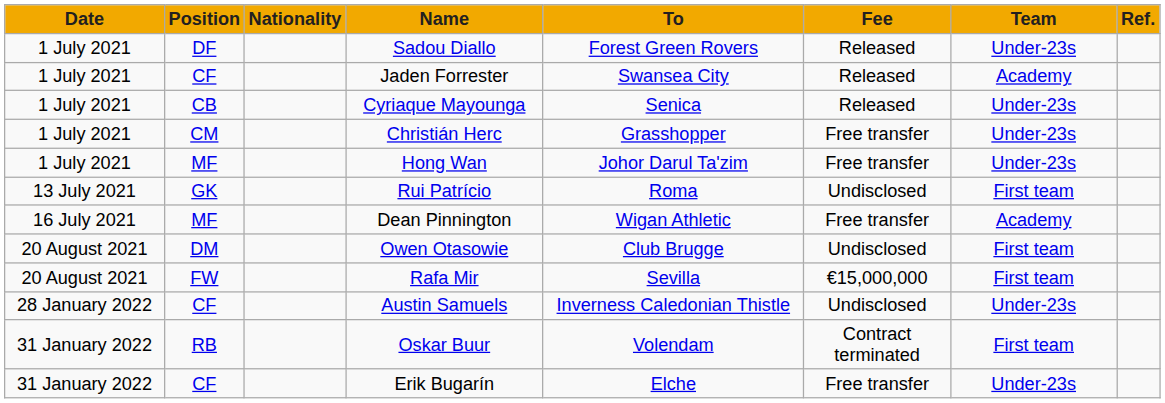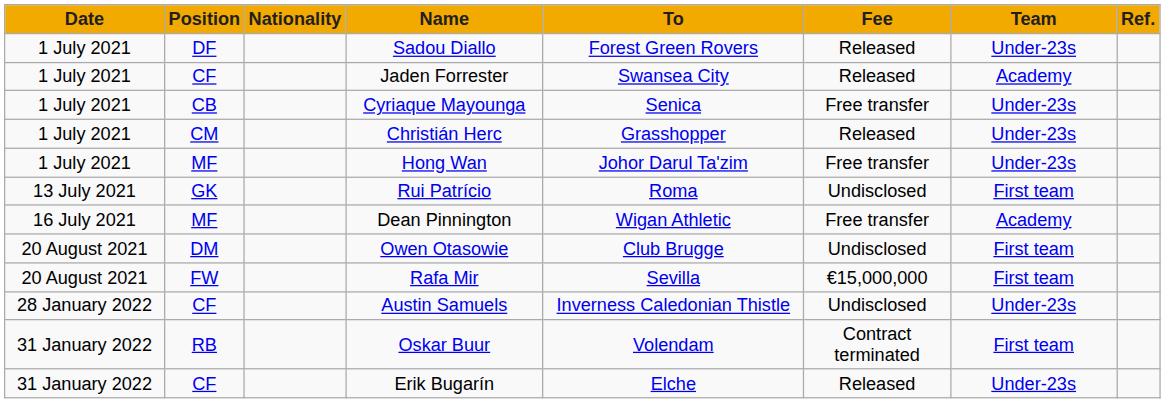(877, 105) Released -> (877, 105) Free transfer
(877, 134) Free transfer -> (877, 134) Released
(877, 383) Free transfer -> (877, 383) Released
